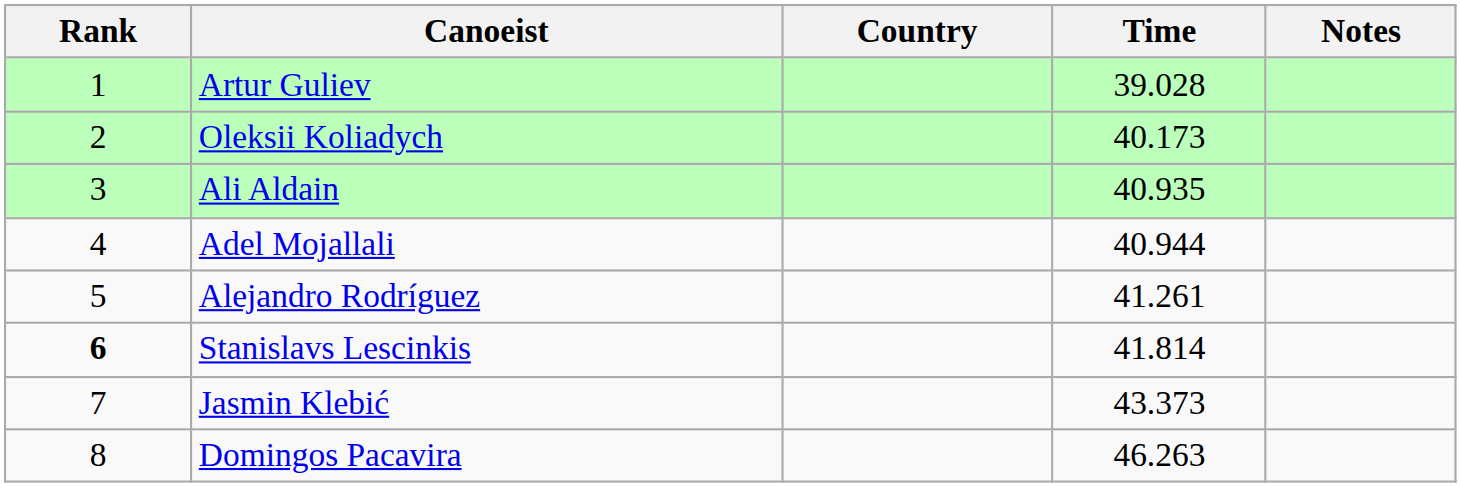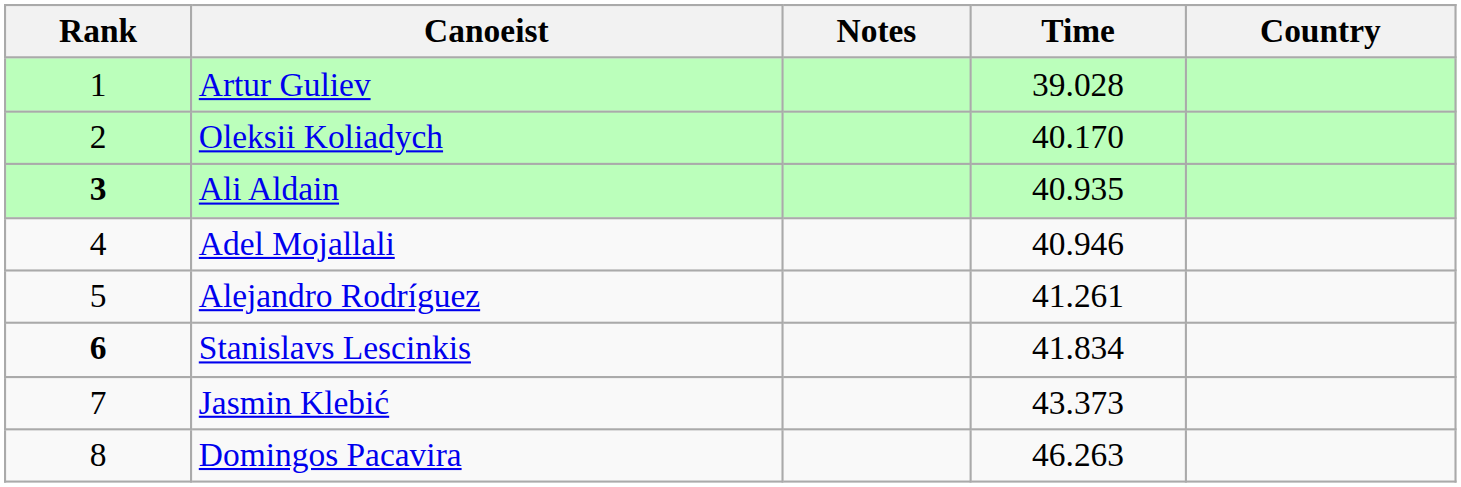columns swapped: (917, 31) <-> (1361, 31)
(1159, 137) 40.173 -> (1078, 137) 40.170
(98, 190) normal -> (98, 190) bold
(1159, 243) 40.944 -> (1078, 243) 40.946
(1159, 349) 41.814 -> (1078, 349) 41.834
